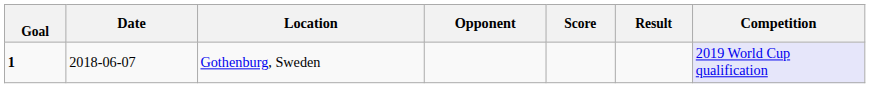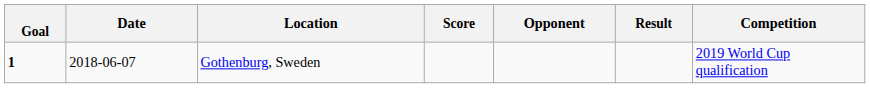columns swapped: (485, 23) <-> (580, 23)
(743, 63) lavender background -> (743, 63) no background
